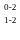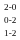+ row: (10, 7)
